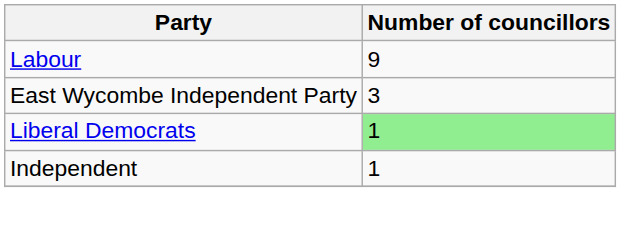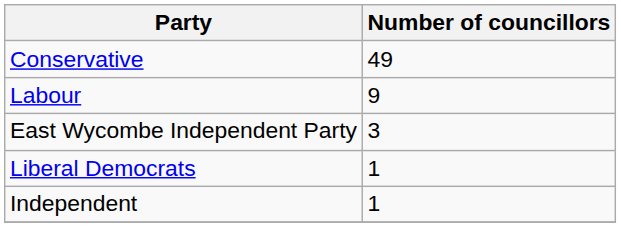+ row: (77, 58)
(374, 131) lightgreen background -> (374, 167) no background
